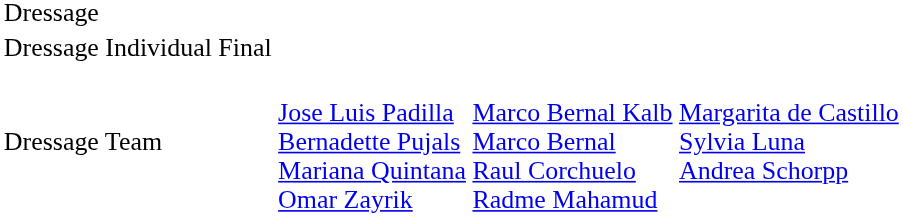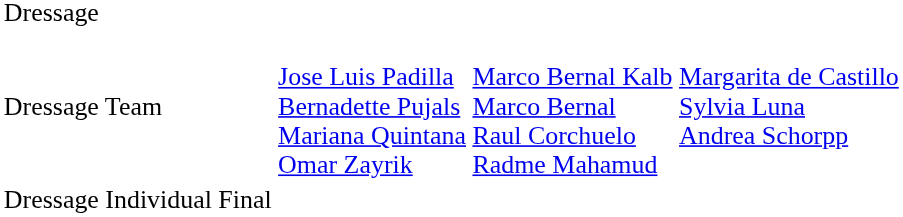rows swapped: (138, 47) <-> (83, 141)
